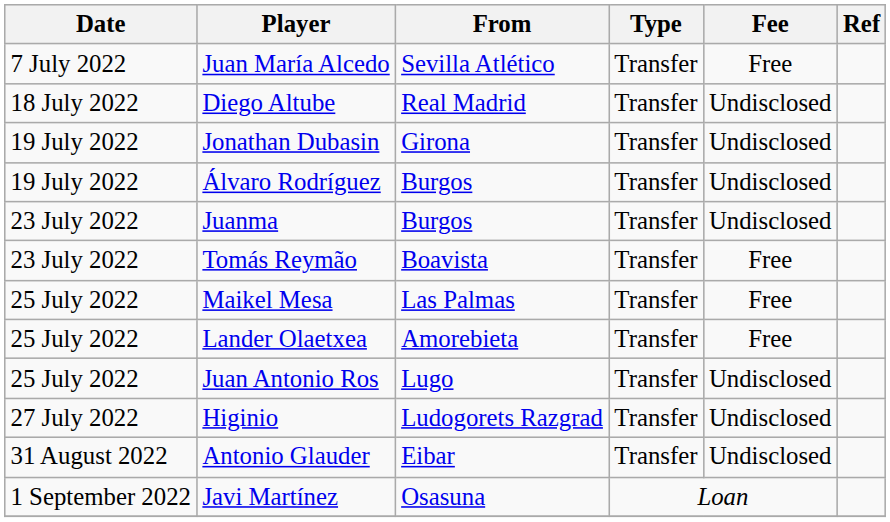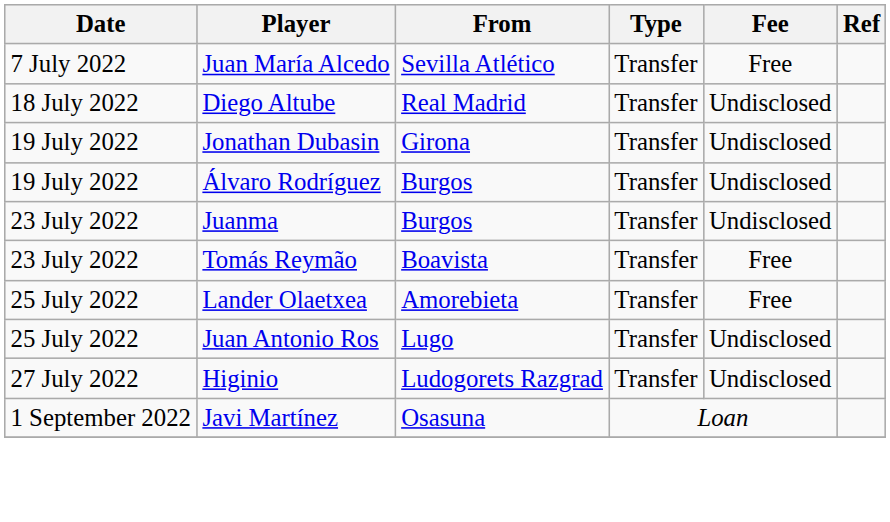- row: (267, 299)
- row: (286, 456)
